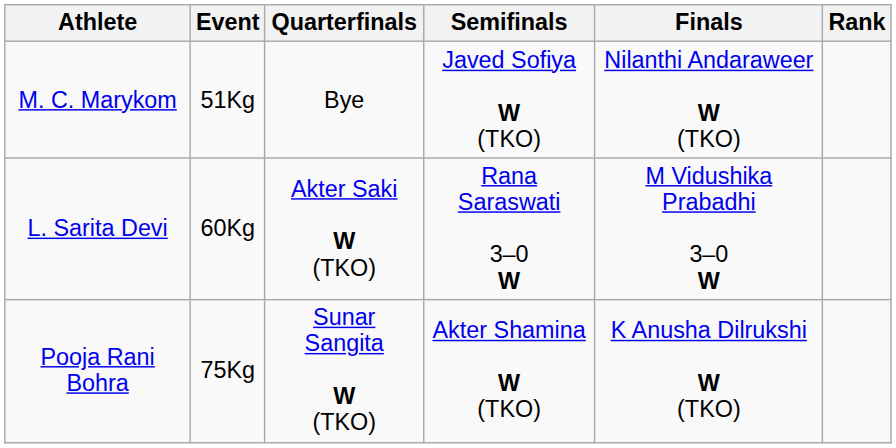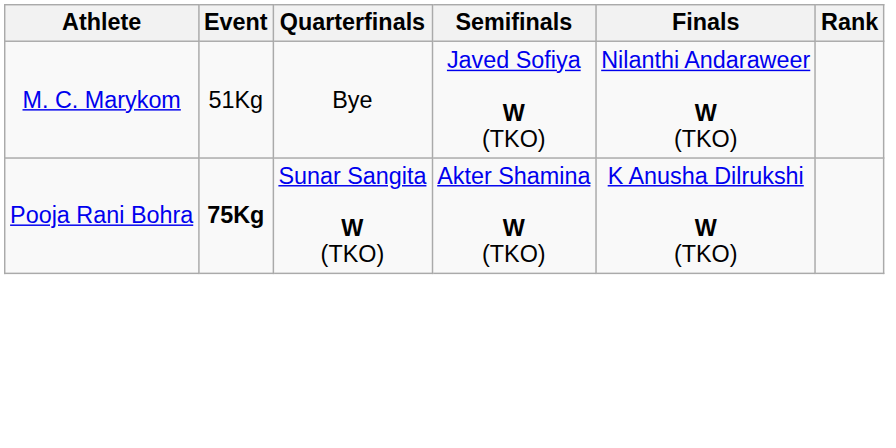- row: (98, 228)
(228, 370) normal -> (236, 215) bold
